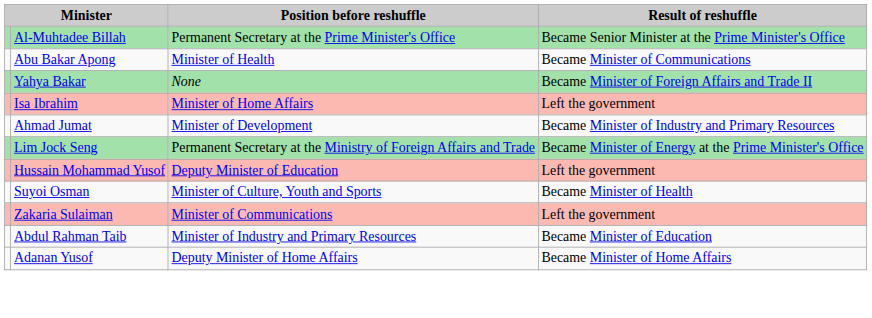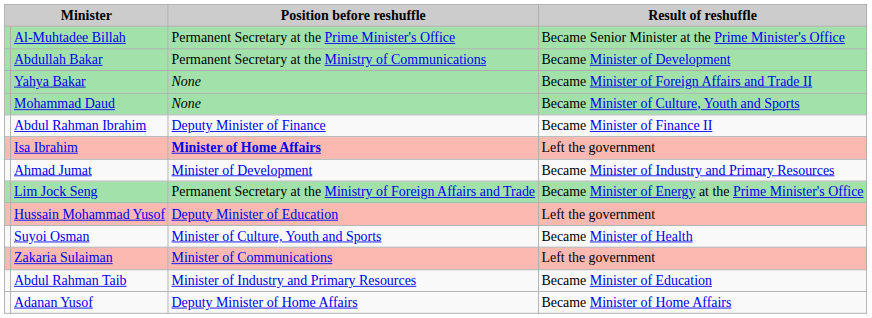- row: (65, 59)
+ row: (58, 59)
+ row: (65, 103)
+ row: (80, 125)
(242, 103) normal -> (246, 147) bold
